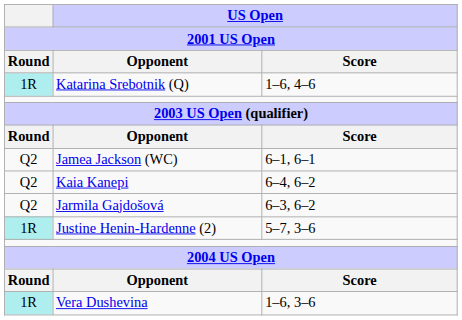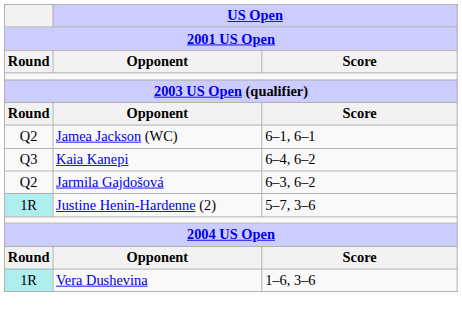- row: (122, 84)
(29, 182) Q2 -> (29, 159) Q3
